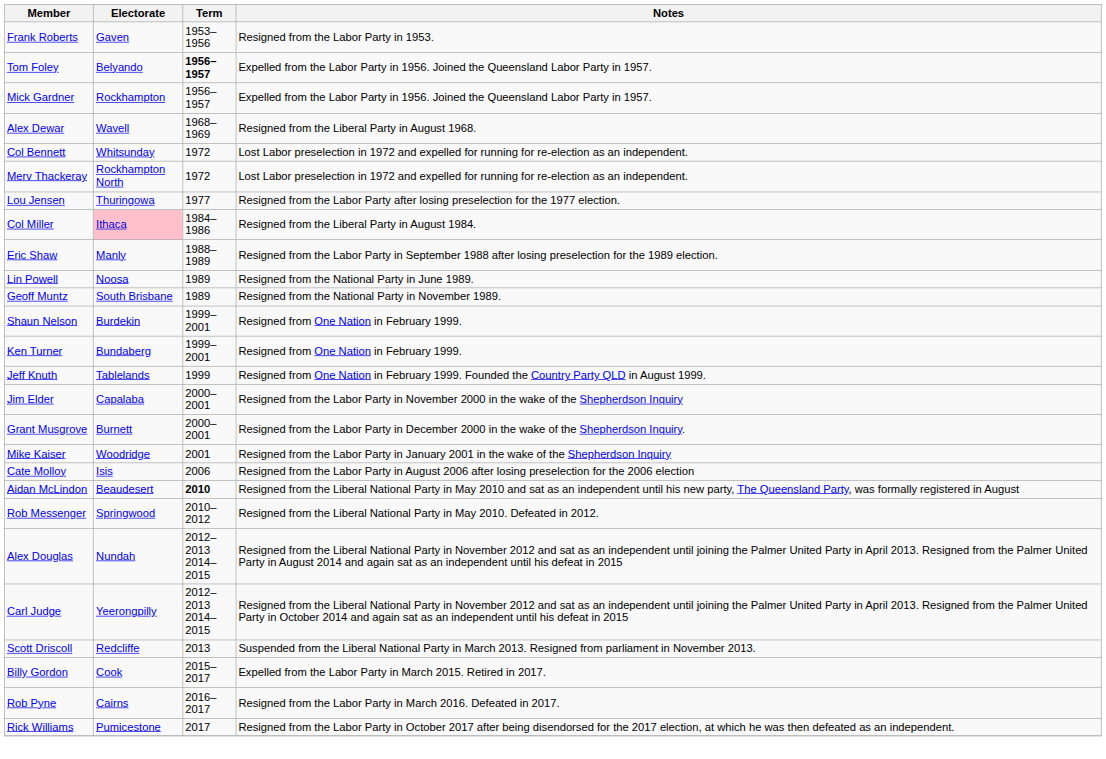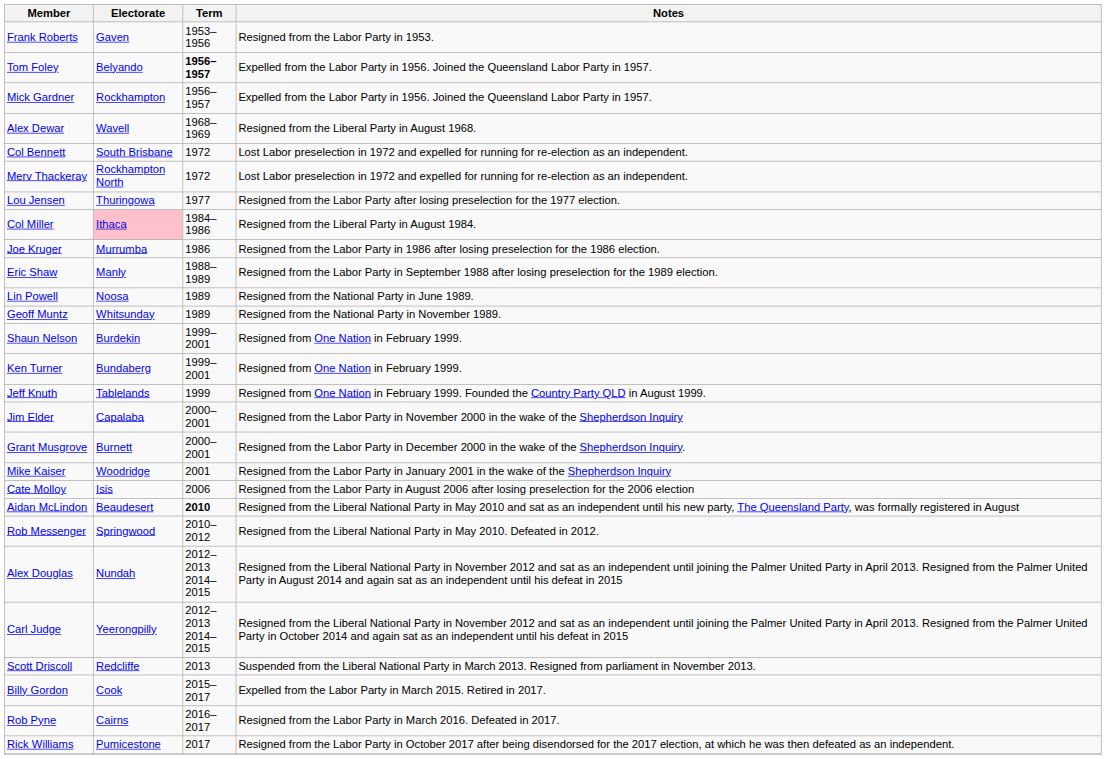(125, 152) Whitsunday -> (134, 152) South Brisbane
+ row: (34, 248)
(134, 296) South Brisbane -> (125, 314) Whitsunday
